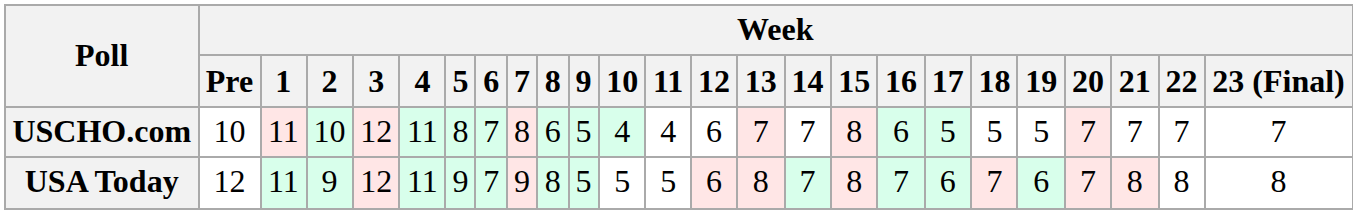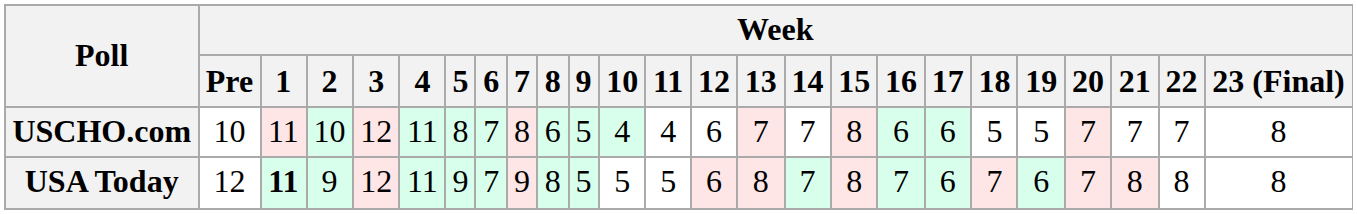(948, 131) 5 -> (948, 131) 6
(1278, 131) 7 -> (1278, 131) 8
(283, 182) normal -> (283, 182) bold
